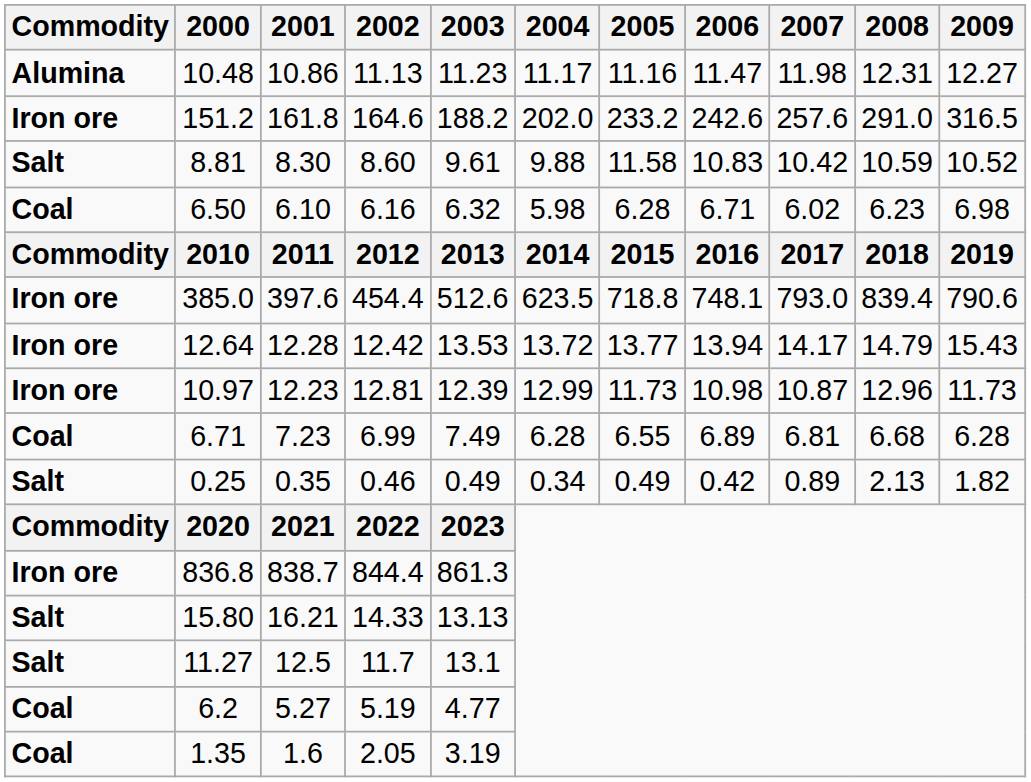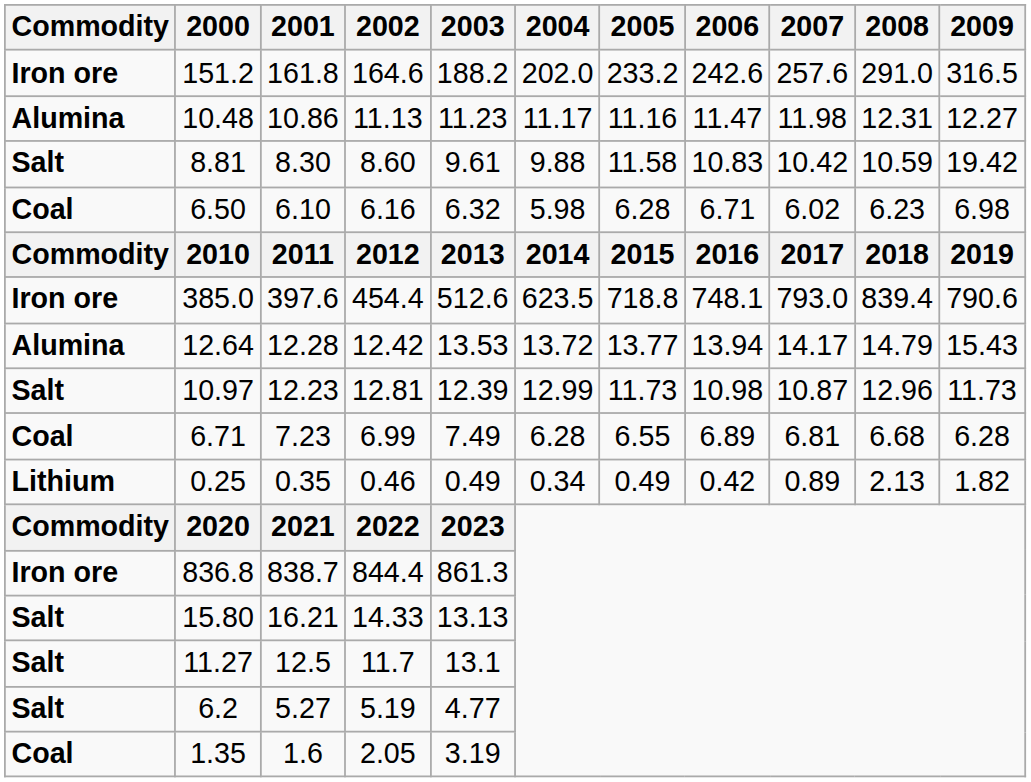rows swapped: (218, 118) <-> (218, 72)
(982, 163) 10.52 -> (982, 163) 19.42
(65, 345) Iron ore -> (68, 345) Alumina
(65, 390) Iron ore -> (38, 390) Salt
(38, 481) Salt -> (63, 481) Lithium
(43, 708) Coal -> (38, 708) Salt
